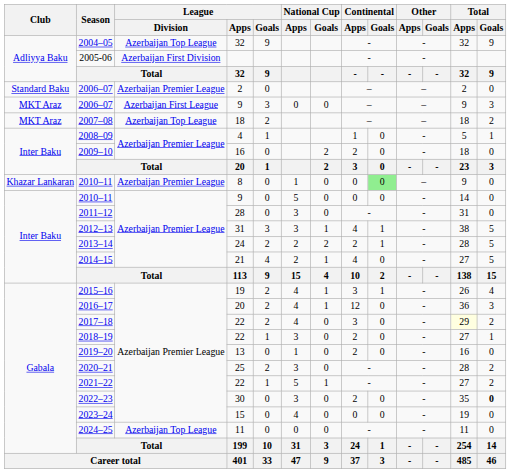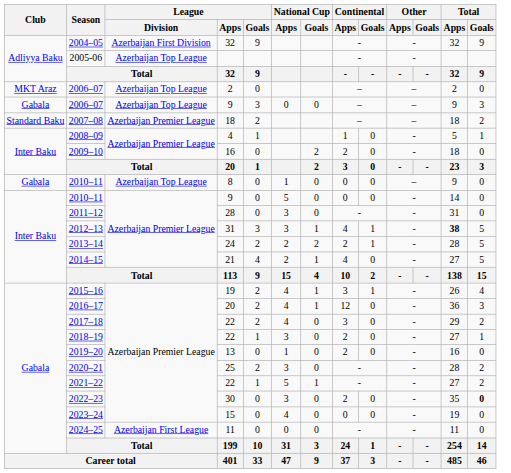(171, 43) Azerbaijan Top League -> (161, 43) Azerbaijan First Division
(171, 58) Azerbaijan First Division -> (161, 58) Azerbaijan Top League
(40, 89) Standard Baku -> (35, 89) MKT Araz
(171, 89) Azerbaijan Premier League -> (161, 89) Azerbaijan Top League
(40, 105) MKT Araz -> (35, 105) Gabala
(171, 105) Azerbaijan First League -> (161, 105) Azerbaijan Top League
(40, 120) MKT Araz -> (35, 120) Standard Baku
(171, 120) Azerbaijan Top League -> (161, 120) Azerbaijan Premier League
(40, 182) Khazar Lankaran -> (35, 182) Gabala
(171, 182) Azerbaijan Premier League -> (161, 182) Azerbaijan Top League
(382, 182) lightgreen background -> (373, 182) no background
(464, 228) normal -> (454, 228) bold
(464, 321) lightyellow background -> (454, 321) no background
(171, 430) Azerbaijan Top League -> (161, 430) Azerbaijan First League
